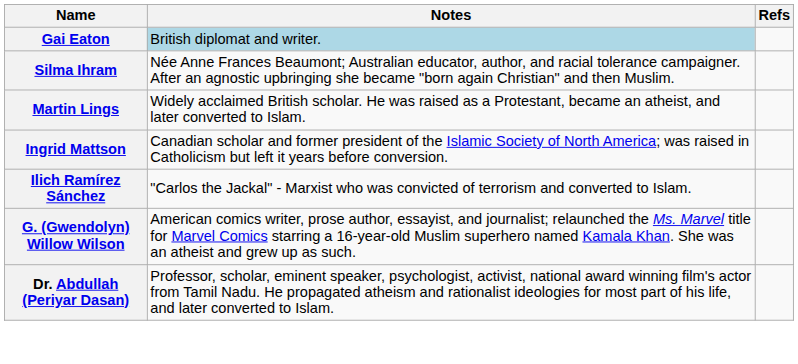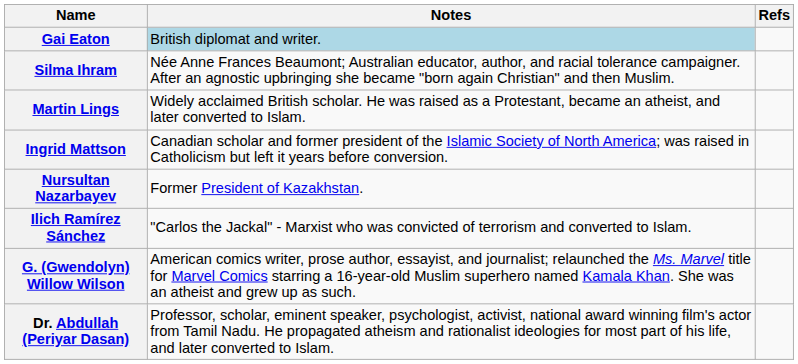+ row: (76, 188)
